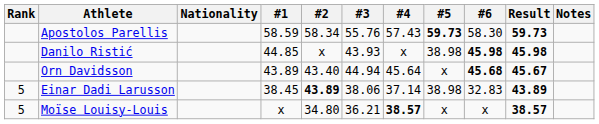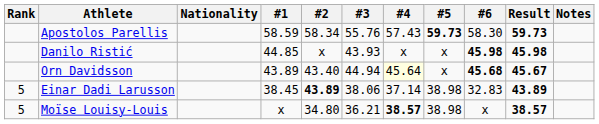(444, 52) 38.98 -> (444, 52) x
(403, 71) no background -> (403, 71) lightyellow background
(444, 109) x -> (444, 109) 38.98
